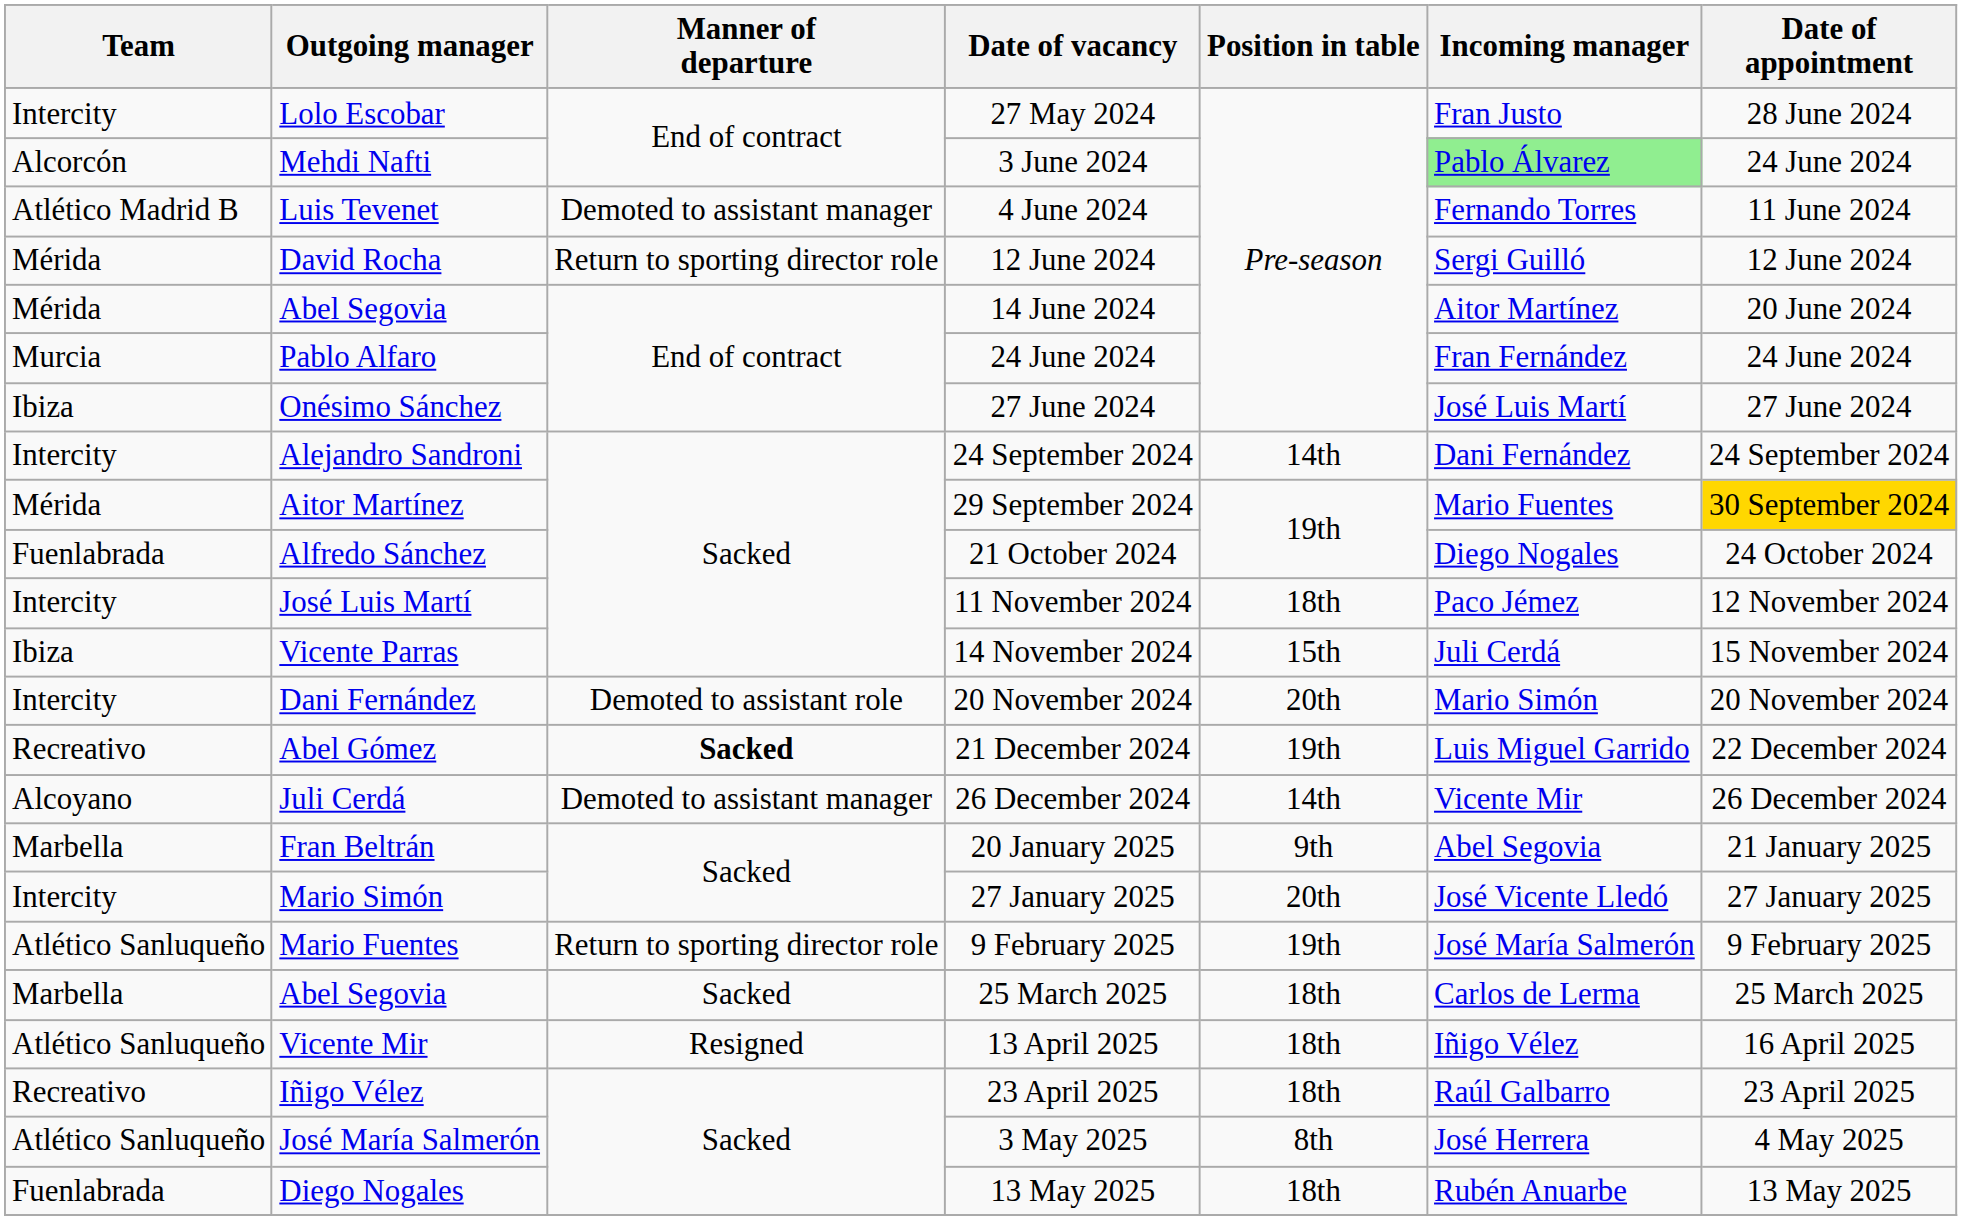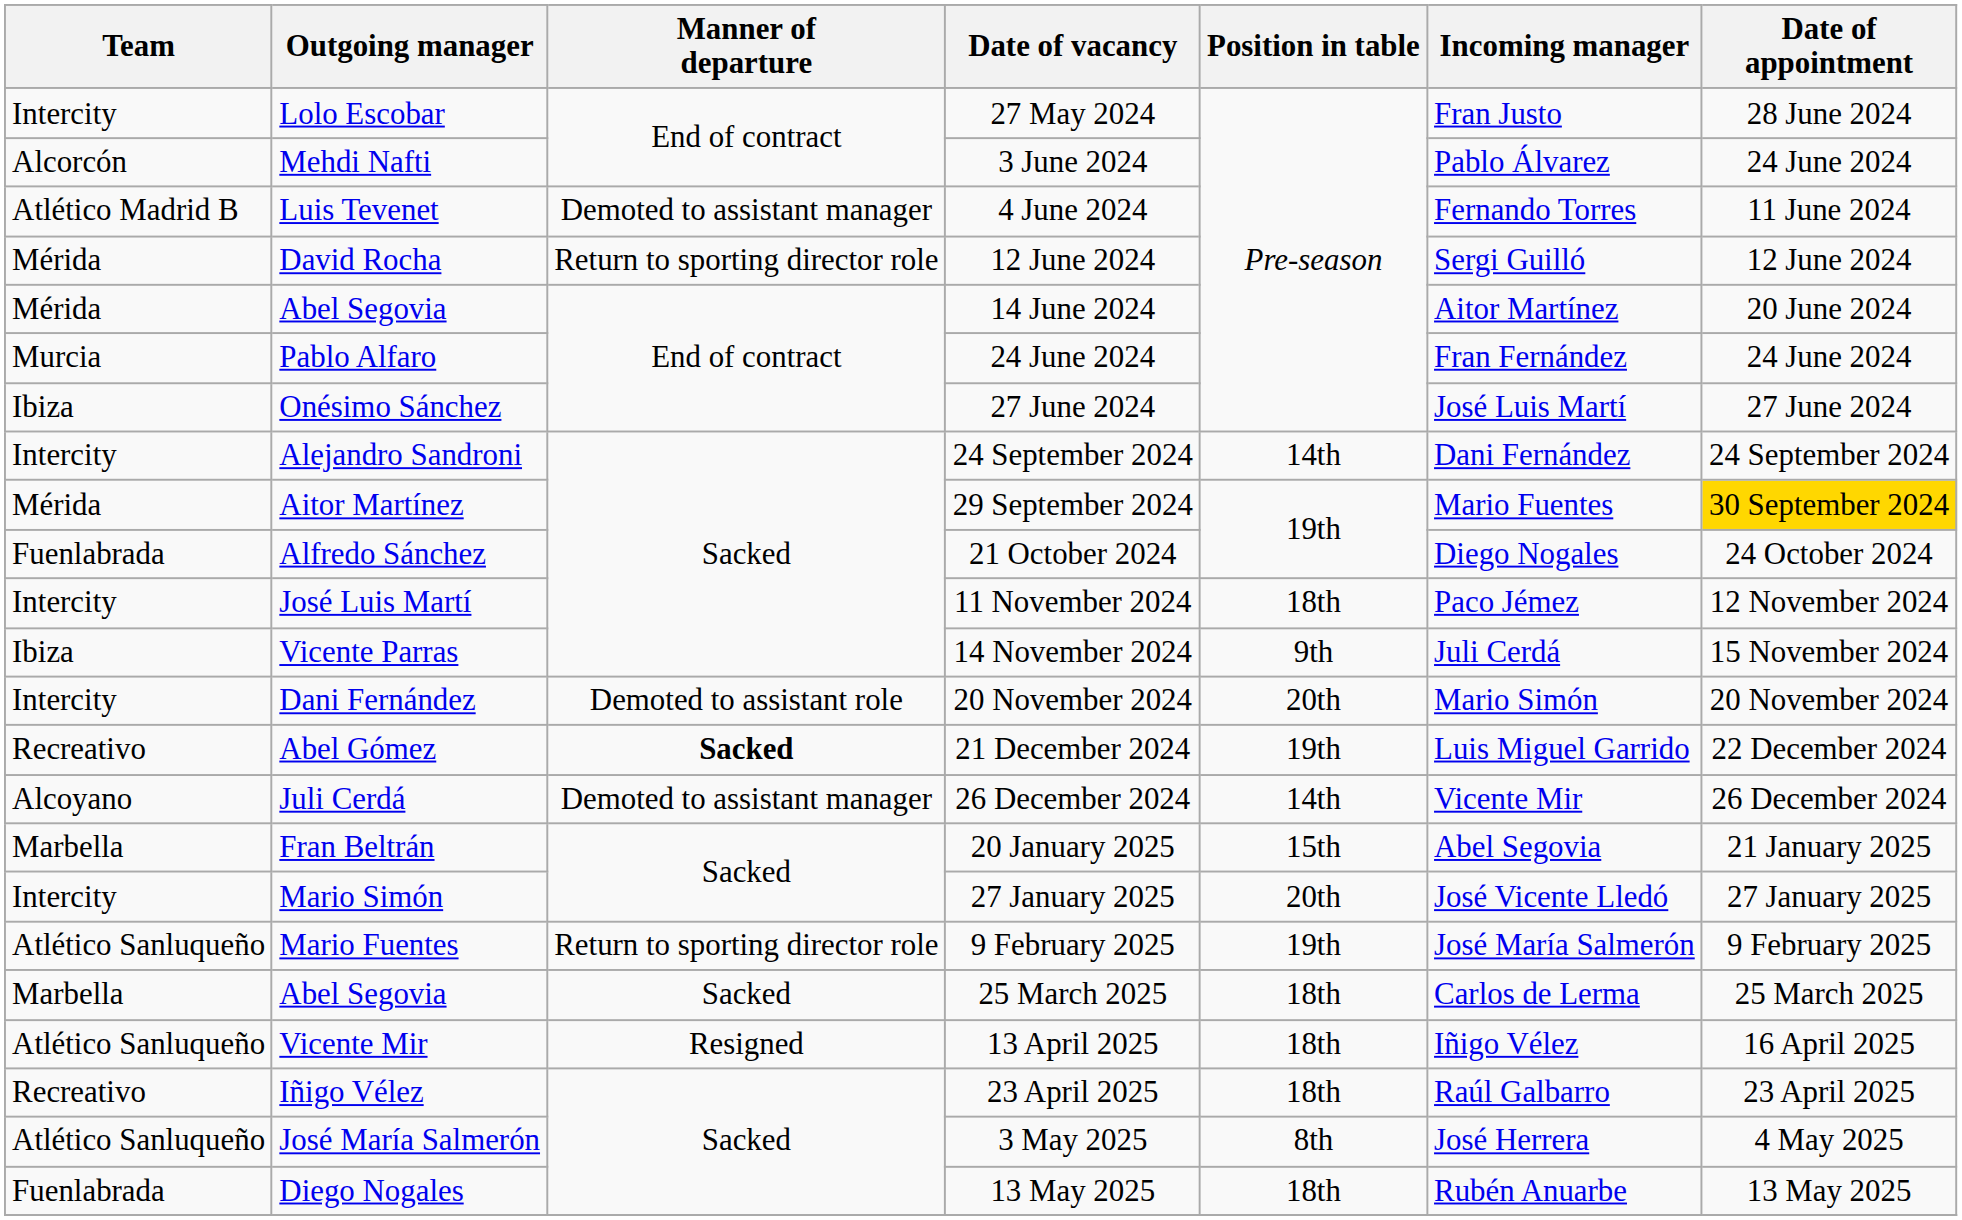(1522, 161) lightgreen background -> (1522, 161) no background
(1313, 651) 15th -> (1313, 651) 9th
(1313, 847) 9th -> (1313, 847) 15th
